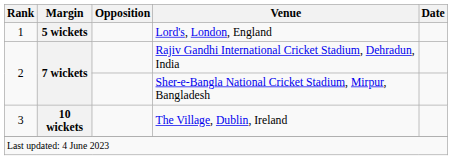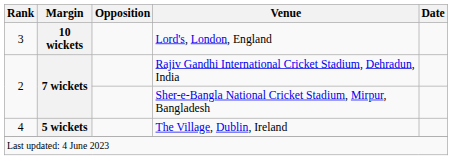(21, 32) 1 -> (21, 38) 3
(65, 32) 5 wickets -> (65, 38) 10 wickets
(21, 120) 3 -> (21, 127) 4
(65, 120) 10 wickets -> (65, 127) 5 wickets
